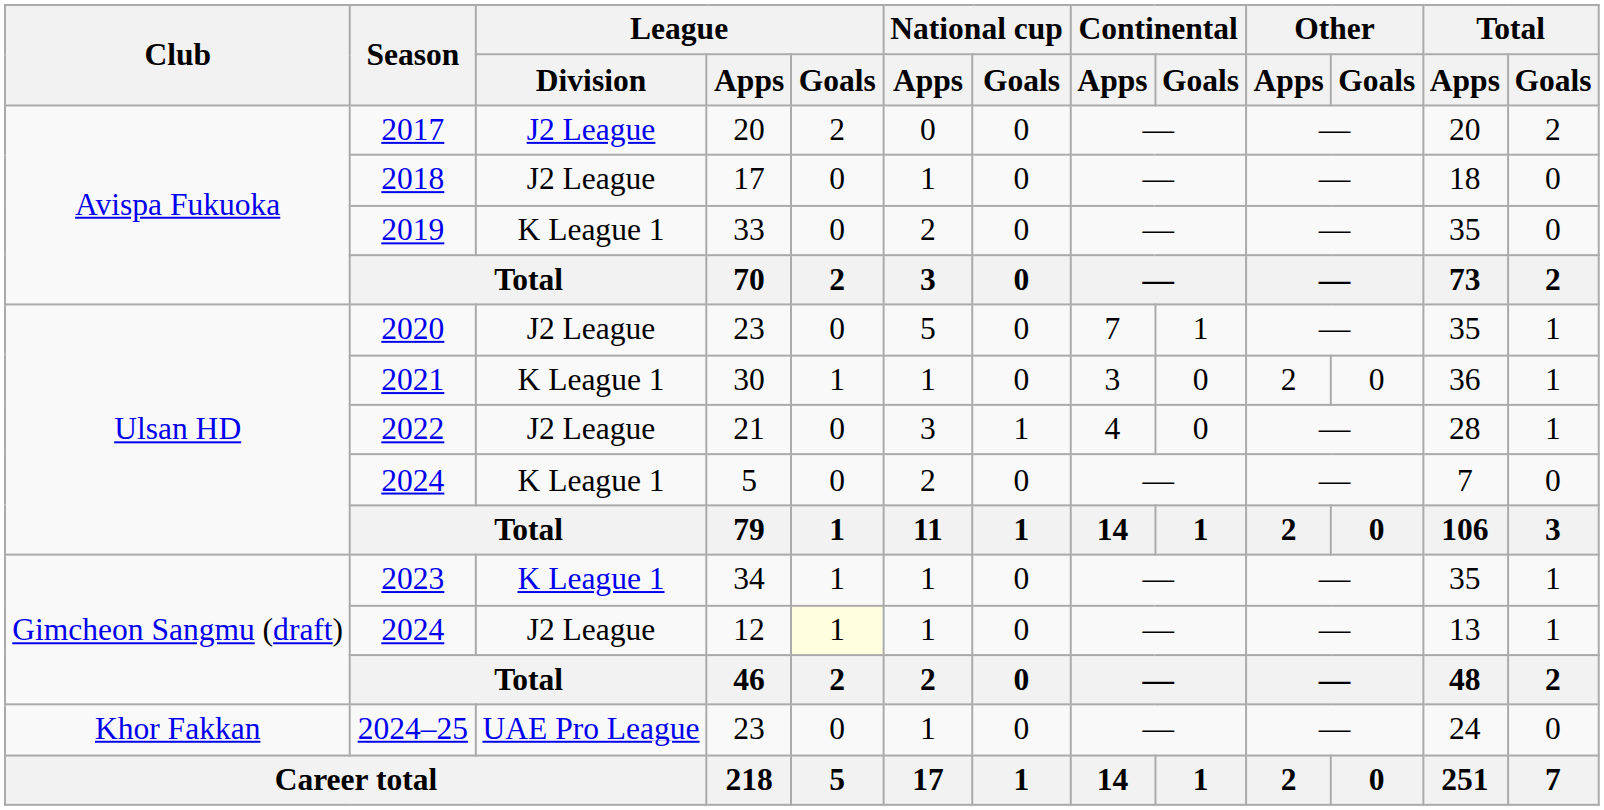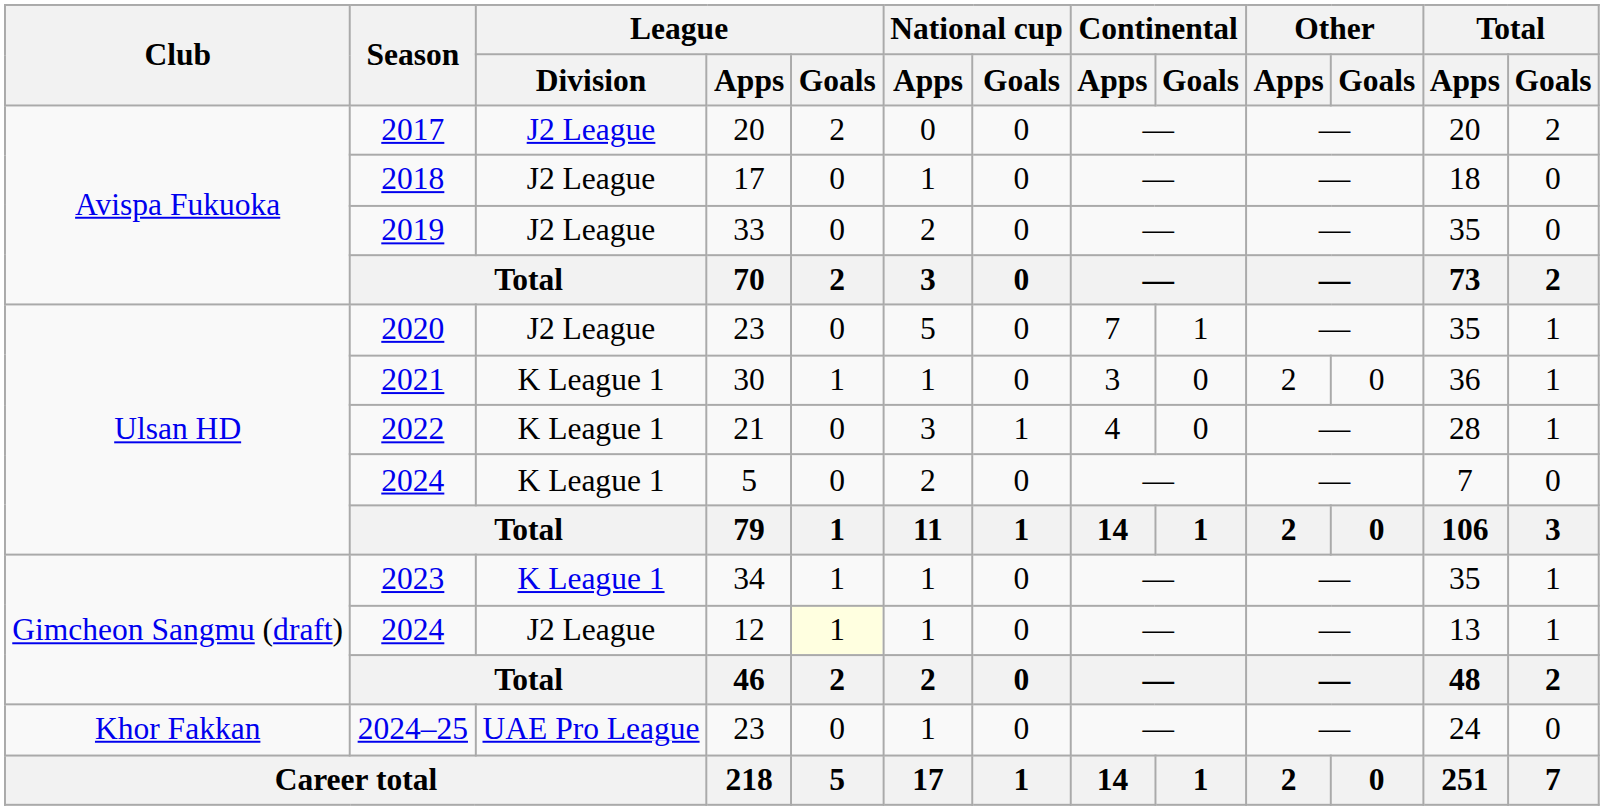(591, 229) K League 1 -> (591, 229) J2 League
(591, 429) J2 League -> (591, 429) K League 1
